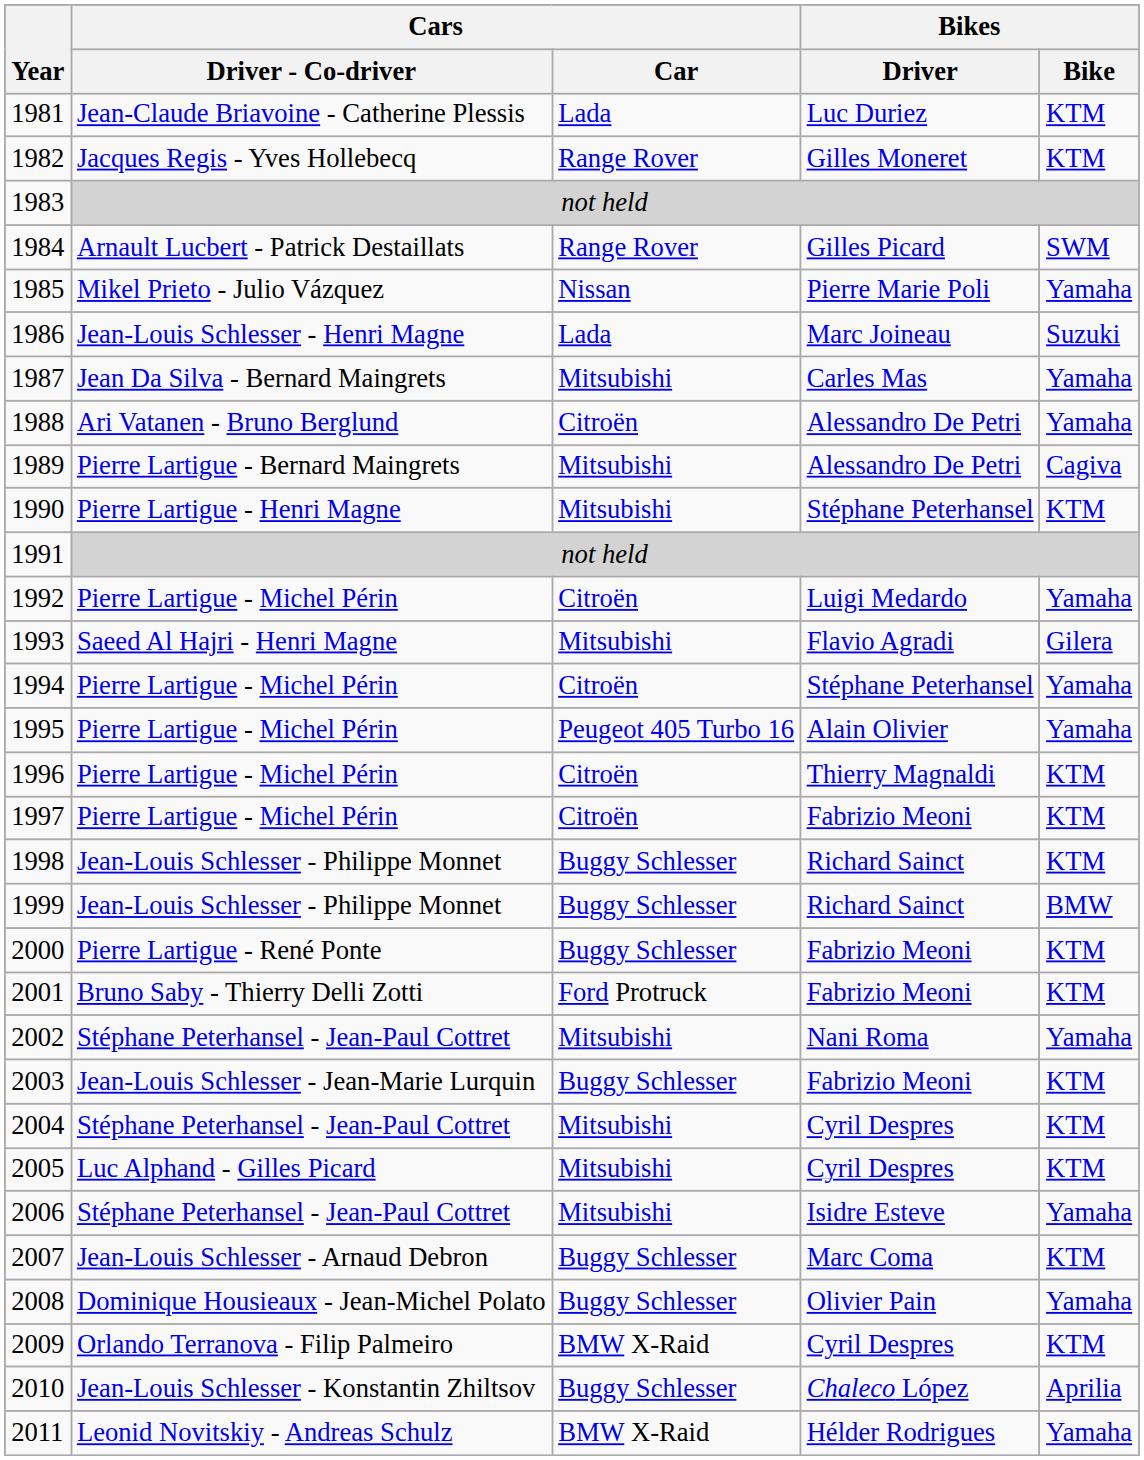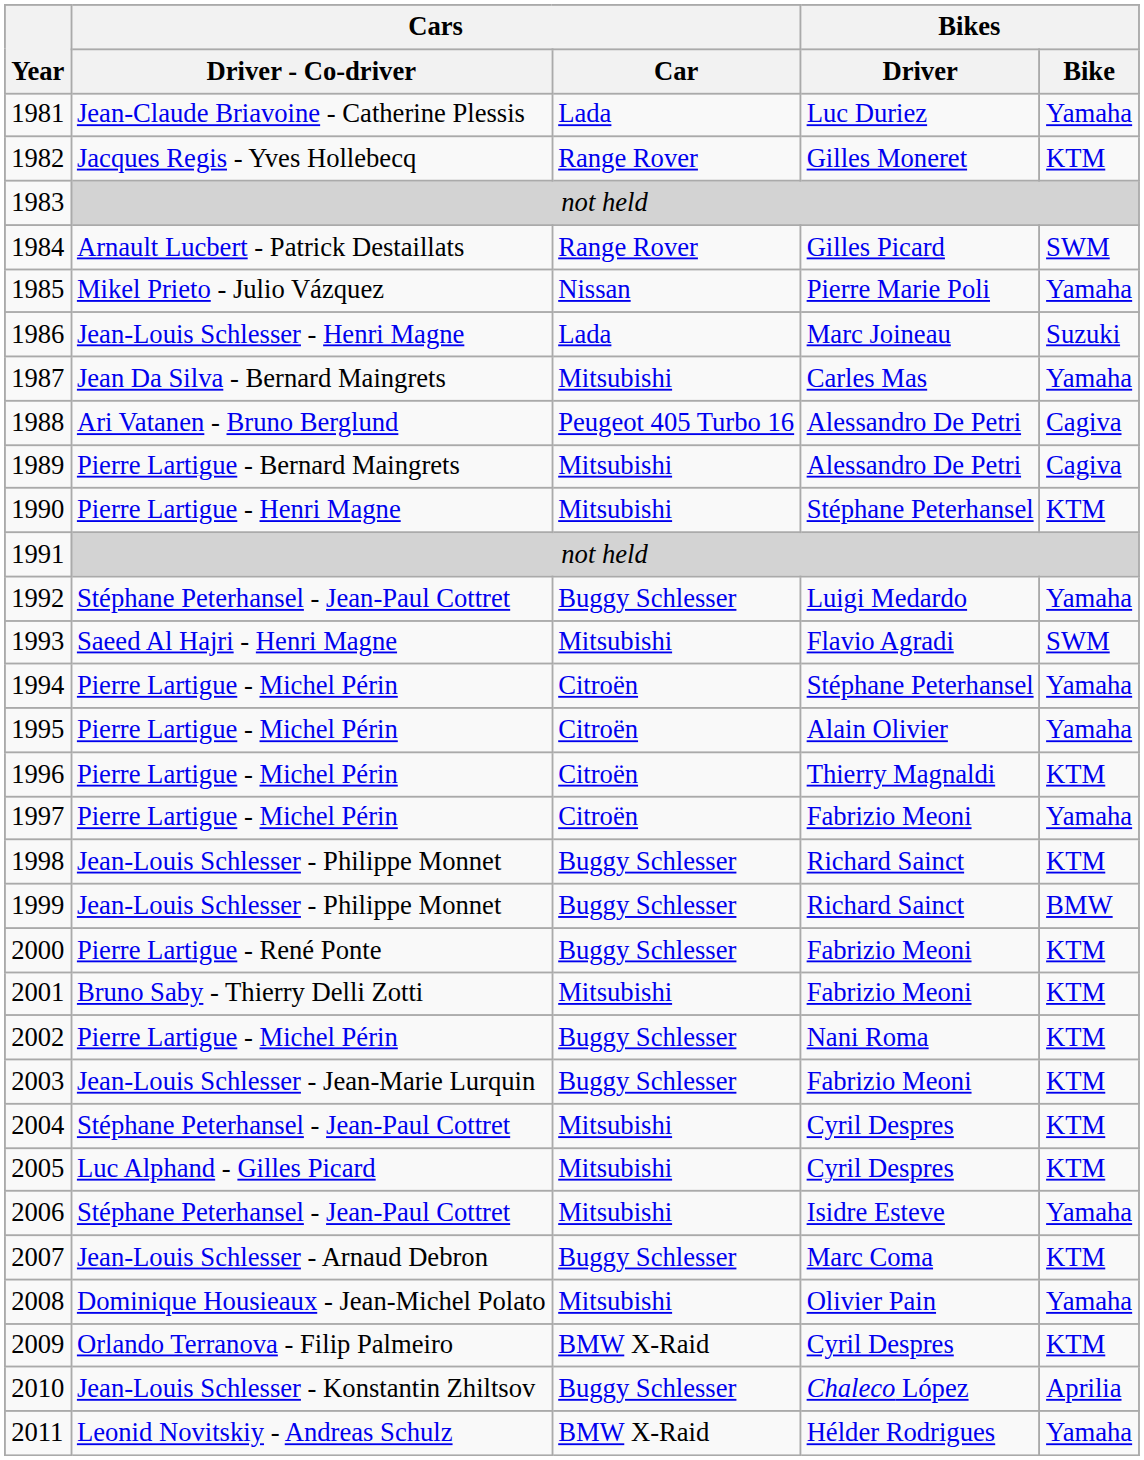(1076, 114) KTM -> (1089, 114) Yamaha
(598, 422) Citroën -> (676, 422) Peugeot 405 Turbo 16
(1089, 422) Yamaha -> (1084, 422) Cagiva
(237, 598) Pierre Lartigue - Michel Périn -> (294, 598) Stéphane Peterhansel - Jean-Paul Cottret
(598, 598) Citroën -> (647, 598) Buggy Schlesser
(1079, 641) Gilera -> (1078, 641) SWM
(676, 729) Peugeot 405 Turbo 16 -> (598, 729) Citroën
(1076, 817) KTM -> (1089, 817) Yamaha
(633, 993) Ford Protruck -> (615, 993) Mitsubishi
(294, 1037) Stéphane Peterhansel - Jean-Paul Cottret -> (237, 1037) Pierre Lartigue - Michel Périn
(615, 1037) Mitsubishi -> (647, 1037) Buggy Schlesser
(1089, 1037) Yamaha -> (1076, 1037) KTM
(647, 1301) Buggy Schlesser -> (615, 1301) Mitsubishi
